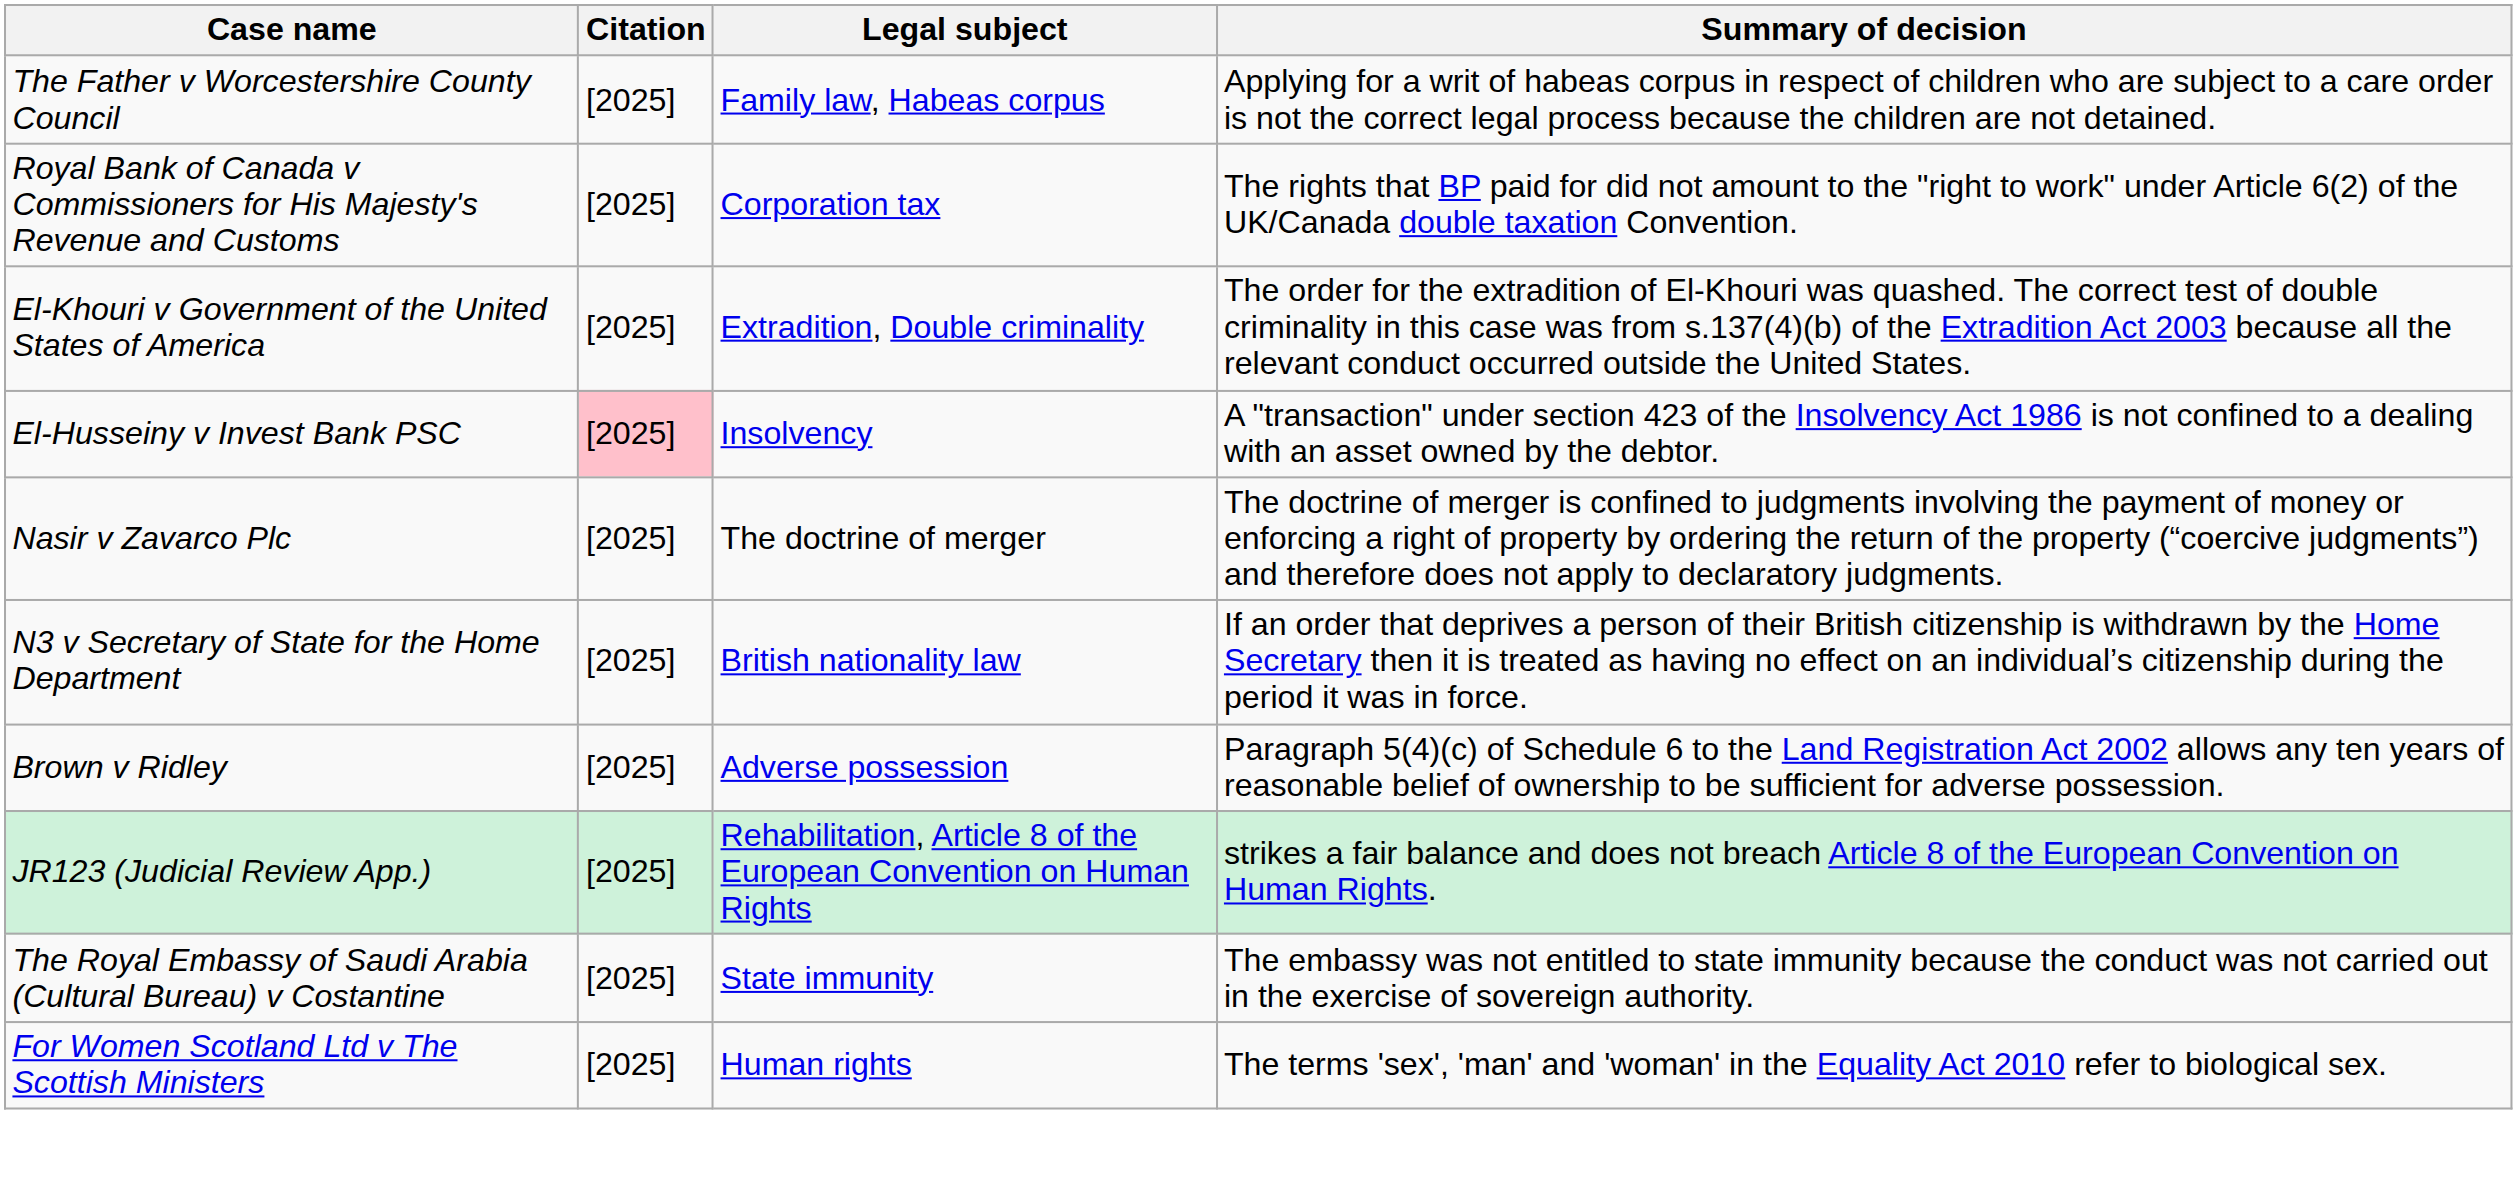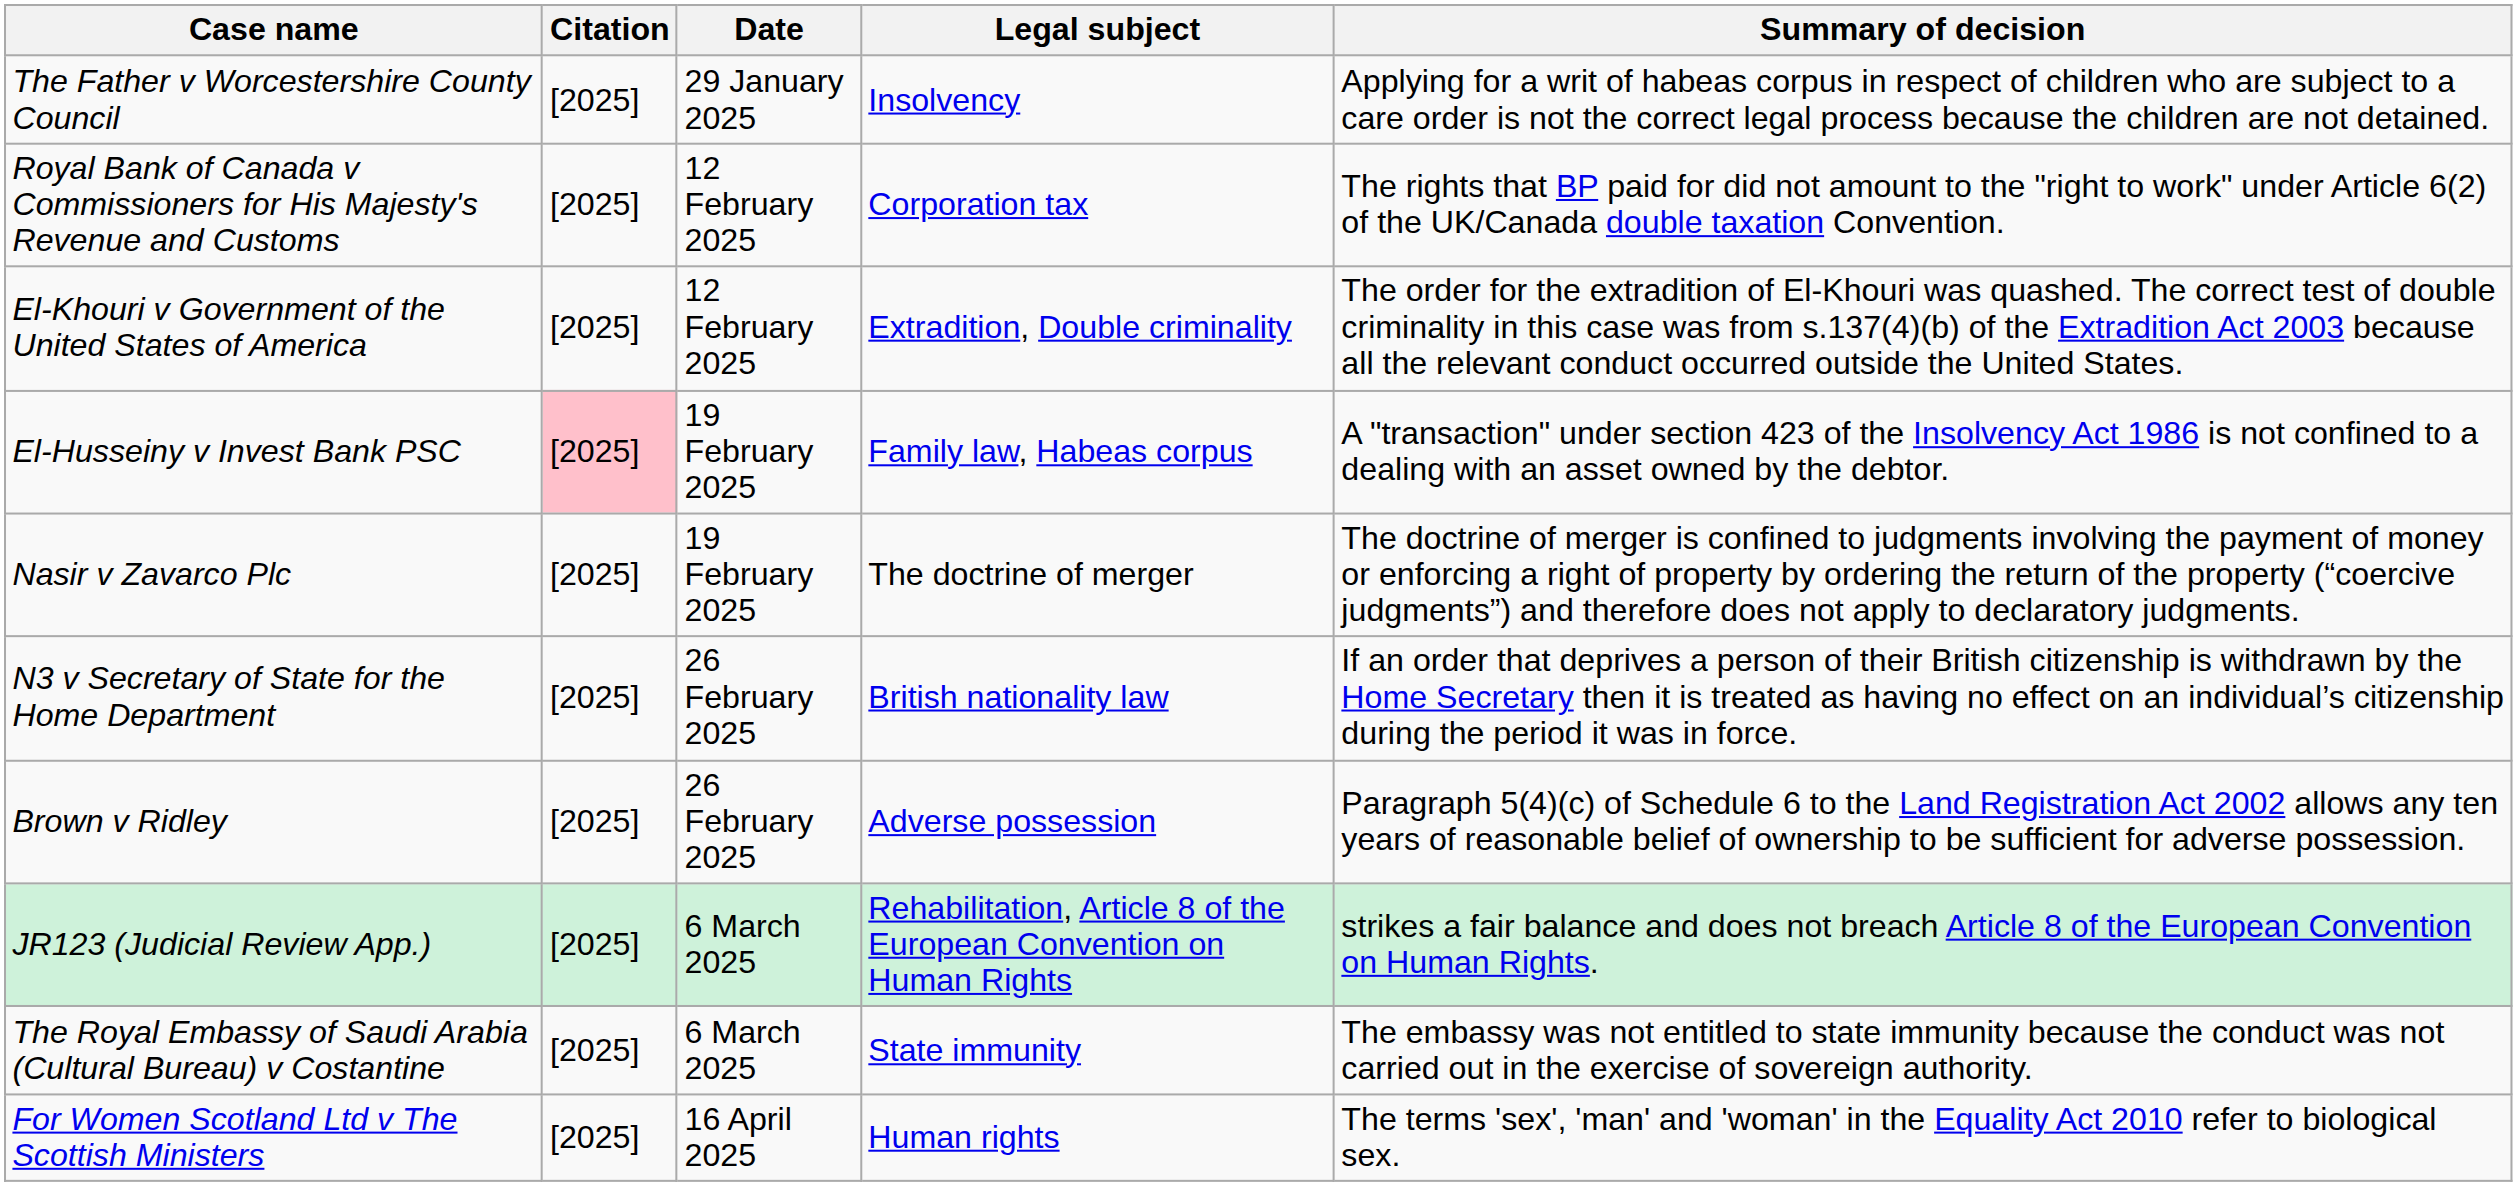+ column: (769, 30)
(913, 99) Family law, Habeas corpus -> (944, 99) Insolvency
(797, 433) Insolvency -> (1060, 451) Family law, Habeas corpus
